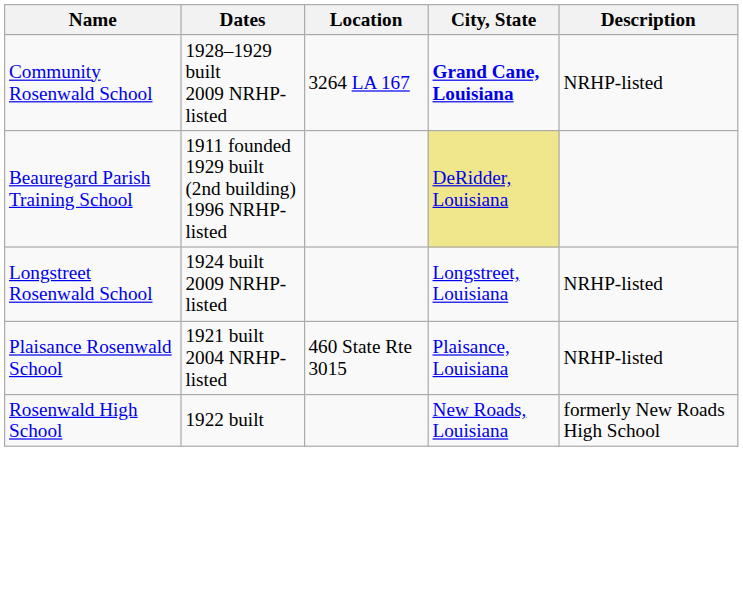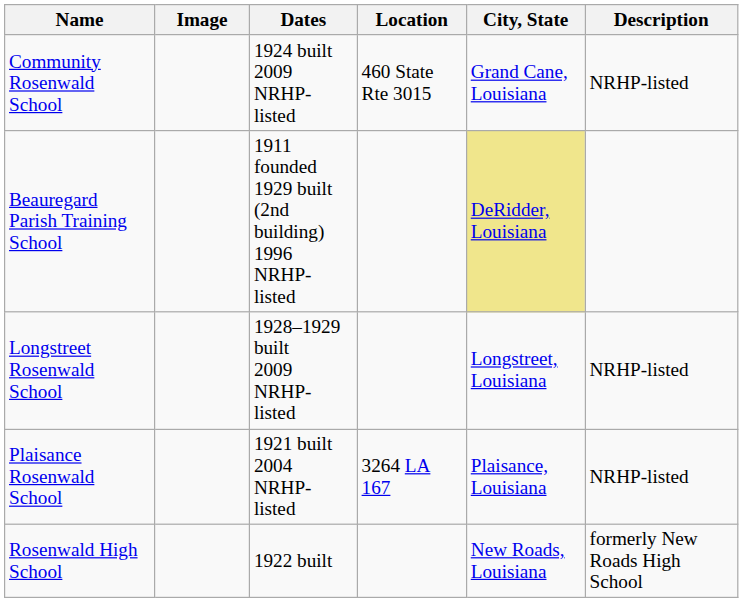+ column: (202, 19)
(236, 82) 1928–1929 built 2009 NRHP-listed -> (293, 82) 1924 built 2009 NRHP-listed
(359, 82) 3264 LA 167 -> (398, 82) 460 State Rte 3015
(486, 82) bold -> (519, 82) normal
(236, 283) 1924 built 2009 NRHP-listed -> (297, 370) 1928–1929 built 2009 NRHP-listed
(360, 357) 460 State Rte 3015 -> (396, 476) 3264 LA 167
